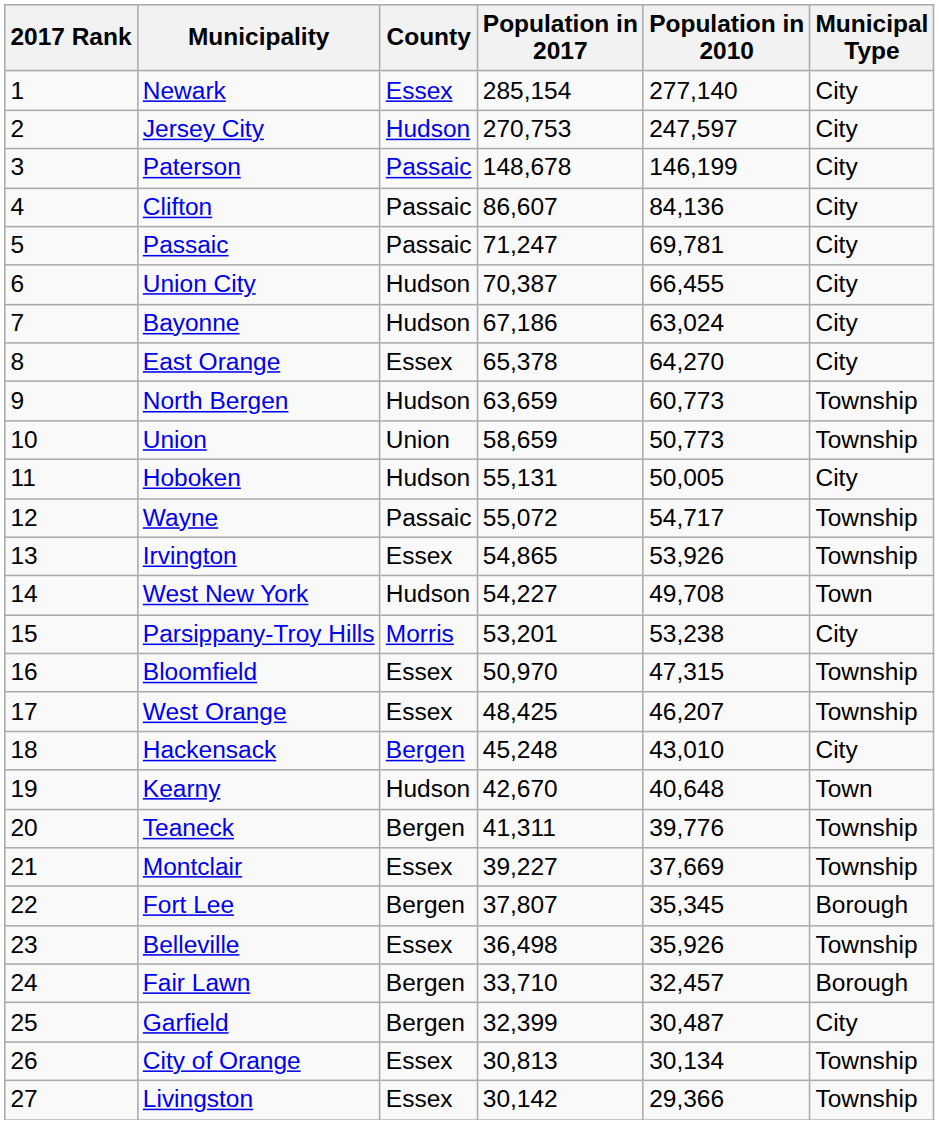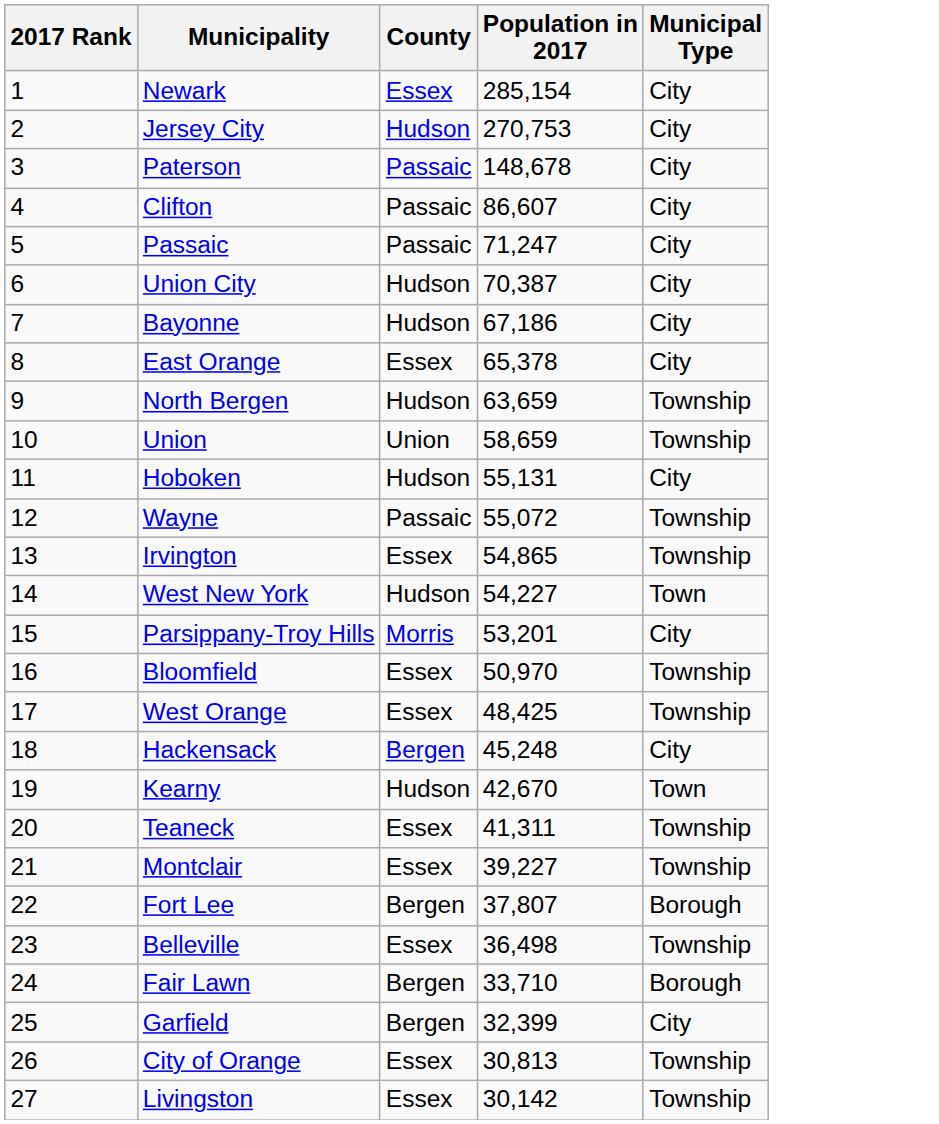- column: (727, 37)
(425, 827) Bergen -> (419, 827) Essex
